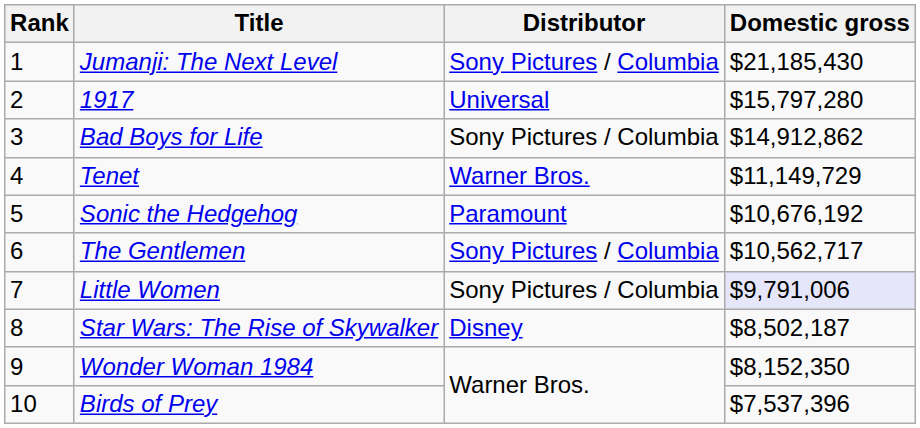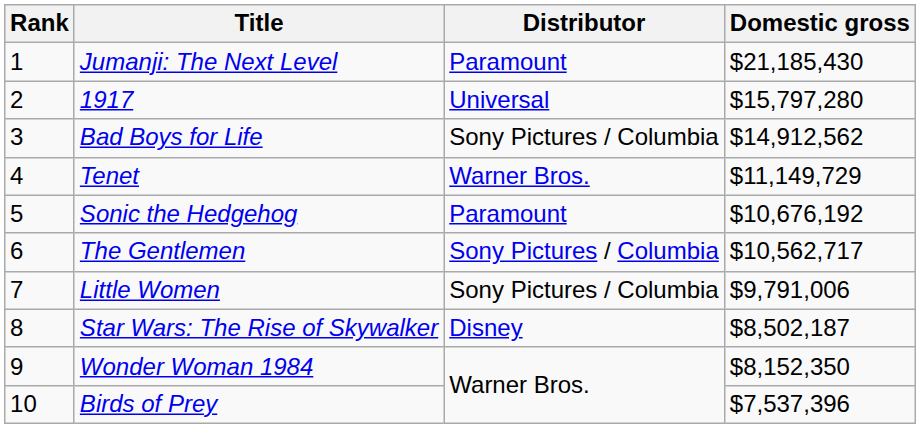(584, 61) Sony Pictures / Columbia -> (508, 61) Paramount
(797, 137) $14,912,862 -> (797, 137) $14,912,562
(790, 289) lavender background -> (790, 289) no background
